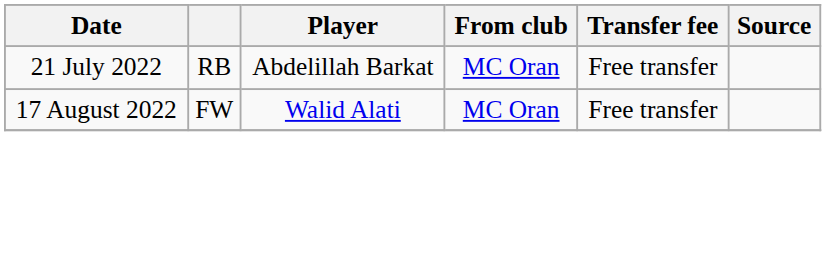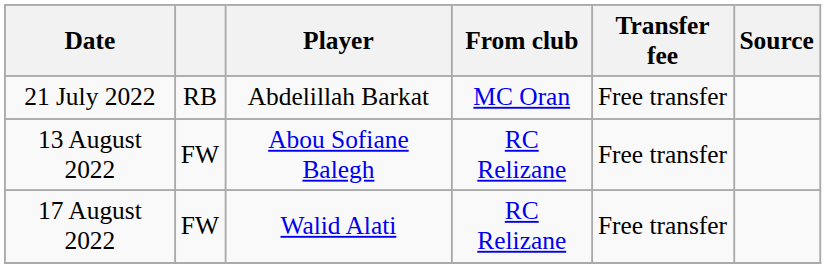+ row: (90, 153)
(511, 108) MC Oran -> (522, 225) RC Relizane
